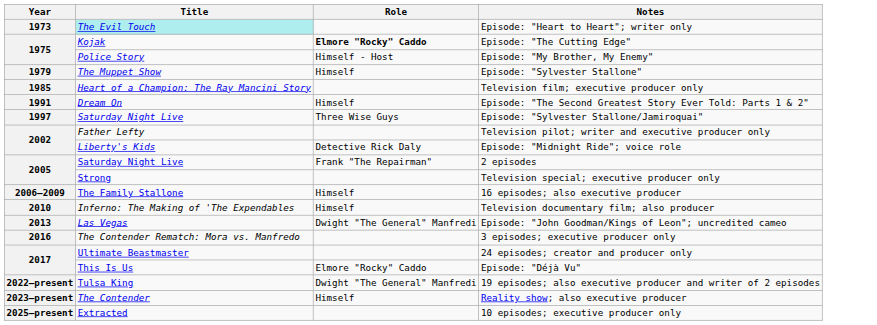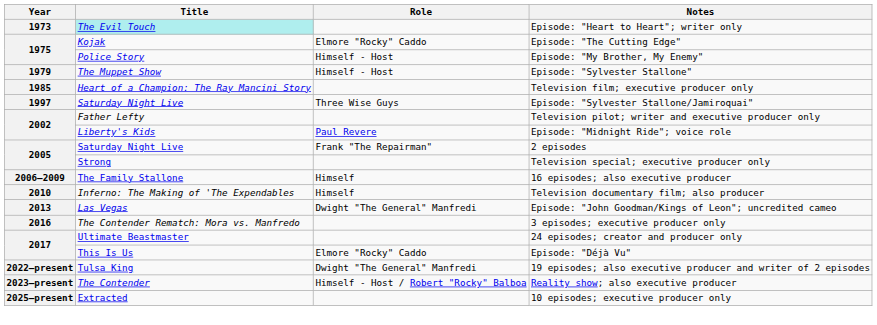(371, 42) bold -> (371, 42) normal
(335, 72) Himself -> (354, 72) Himself - Host
- row: (645, 102)
(368, 147) Detective Rick Daly -> (346, 132) Paul Revere
(335, 298) Himself -> (421, 283) Himself - Host / Robert "Rocky" Balboa
